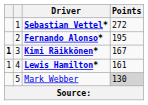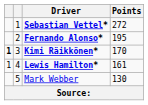(119, 52) 167 -> (119, 52) 170
(119, 79) lightgrey background -> (119, 79) no background
